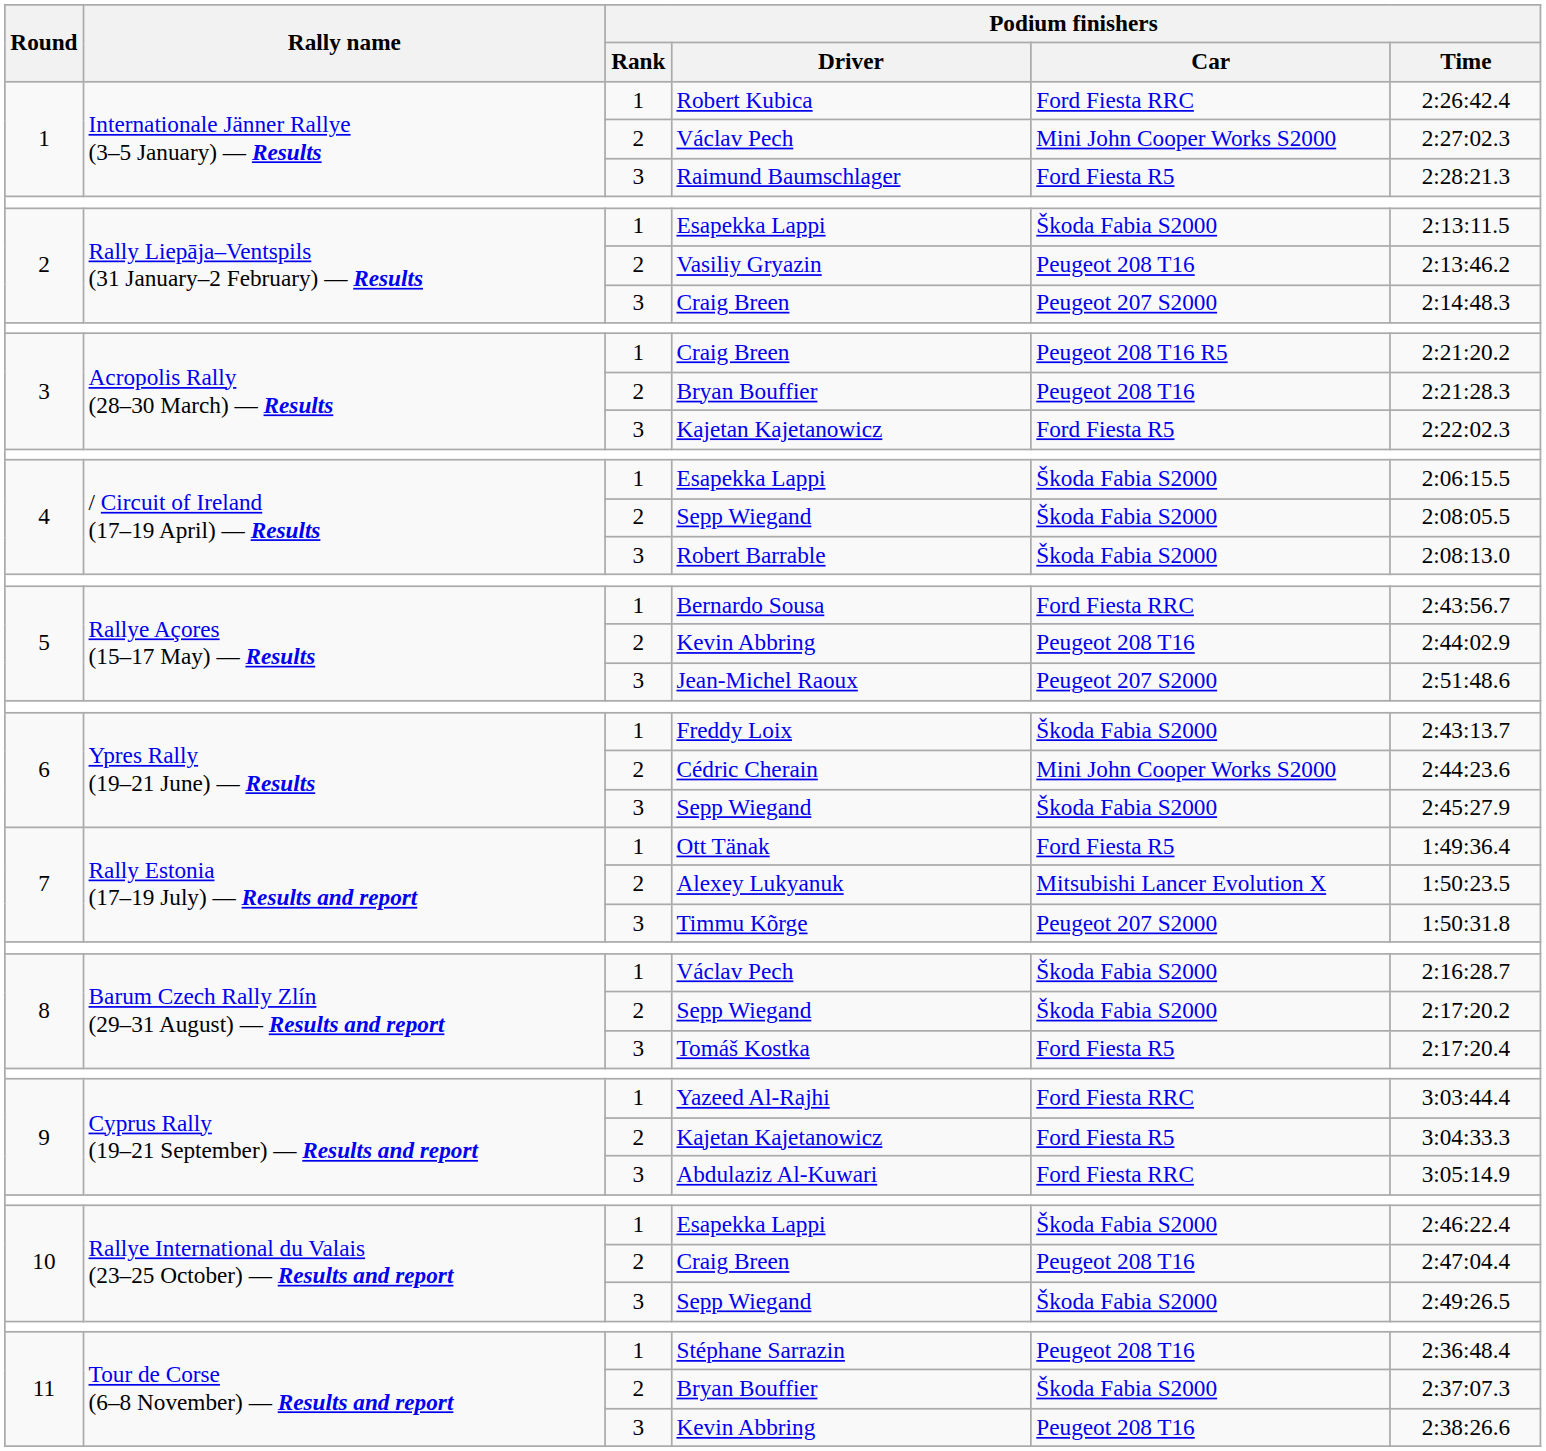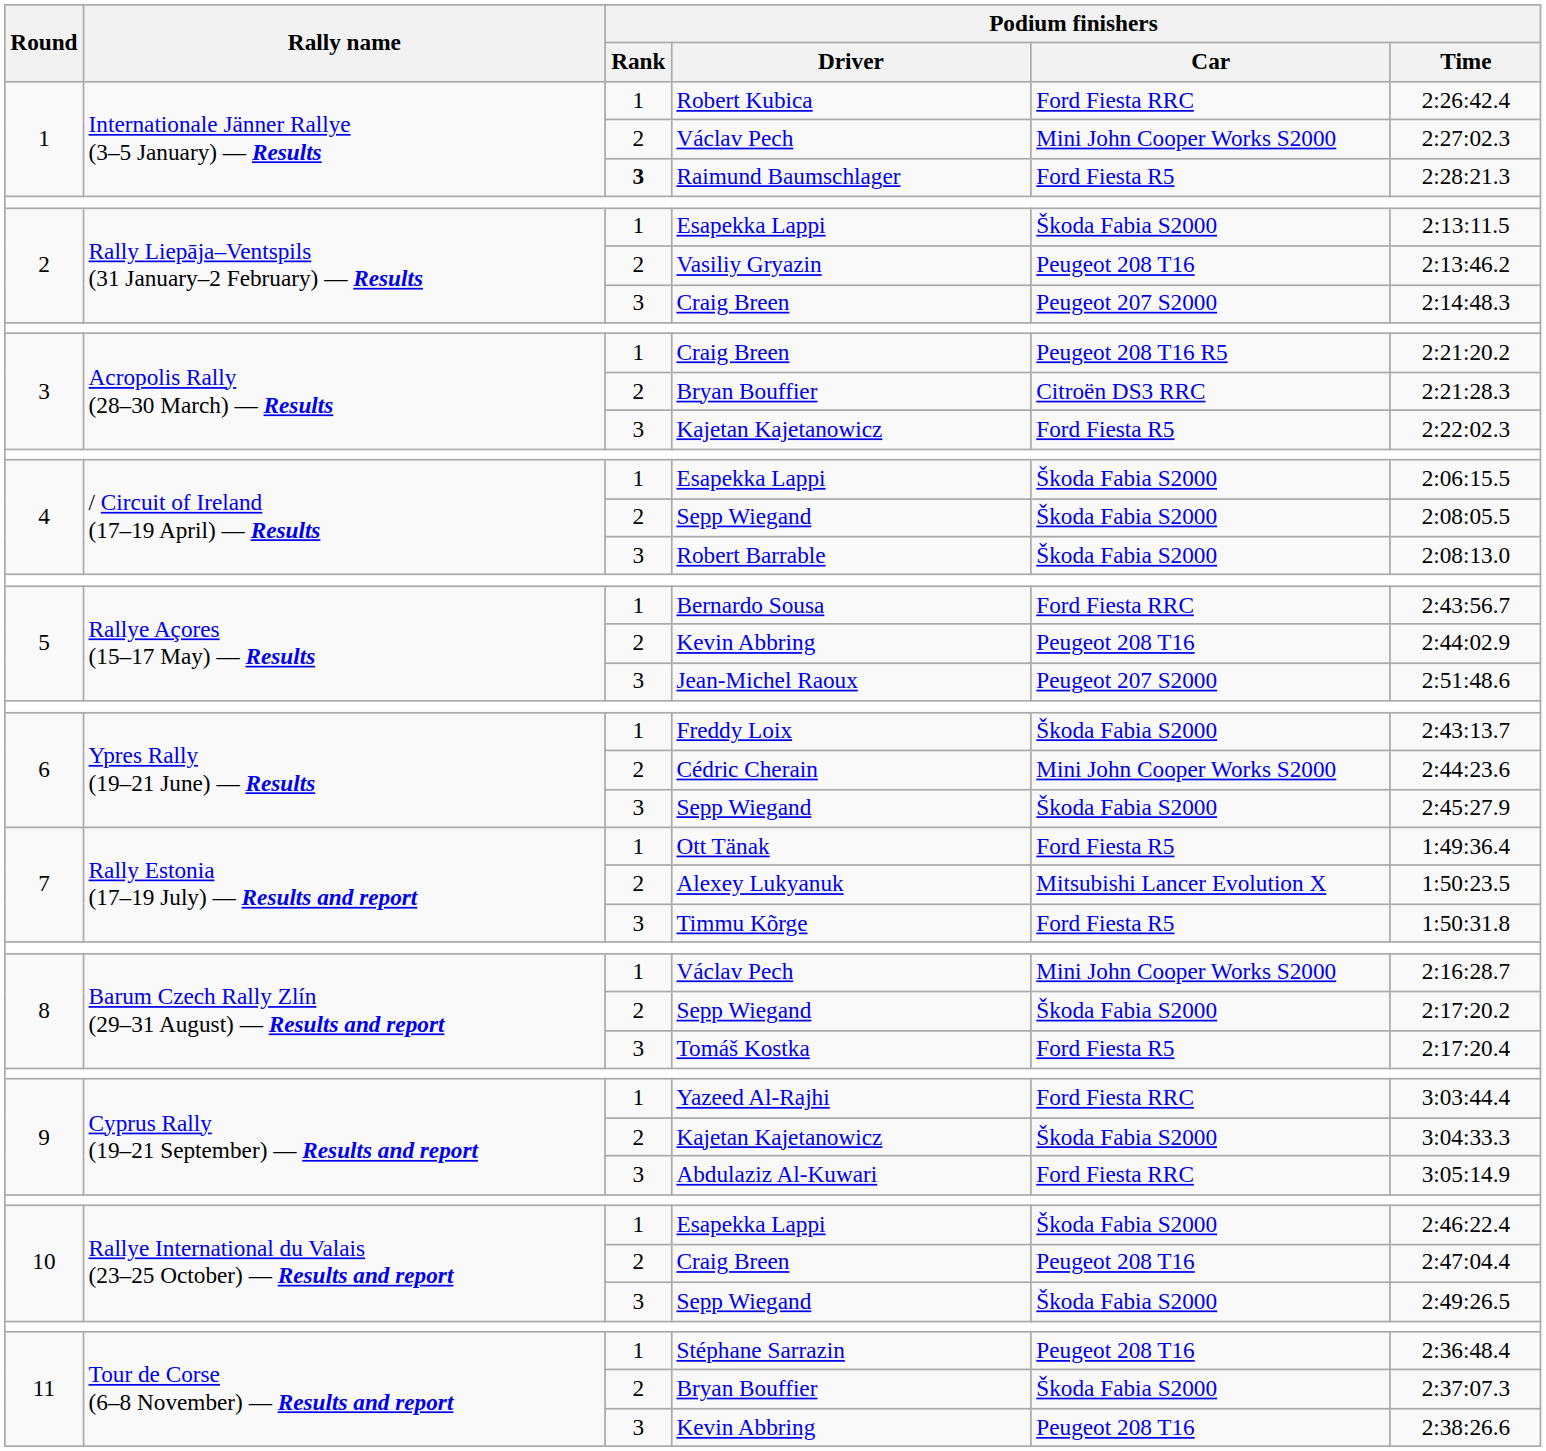(638, 176) normal -> (638, 176) bold
(1116, 390) Peugeot 208 T16 -> (1121, 390) Citroën DS3 RRC
(1127, 922) Peugeot 207 S2000 -> (1105, 922) Ford Fiesta R5
(1127, 971) Škoda Fabia S2000 -> (1186, 971) Mini John Cooper Works S2000
(1105, 1136) Ford Fiesta R5 -> (1127, 1136) Škoda Fabia S2000
